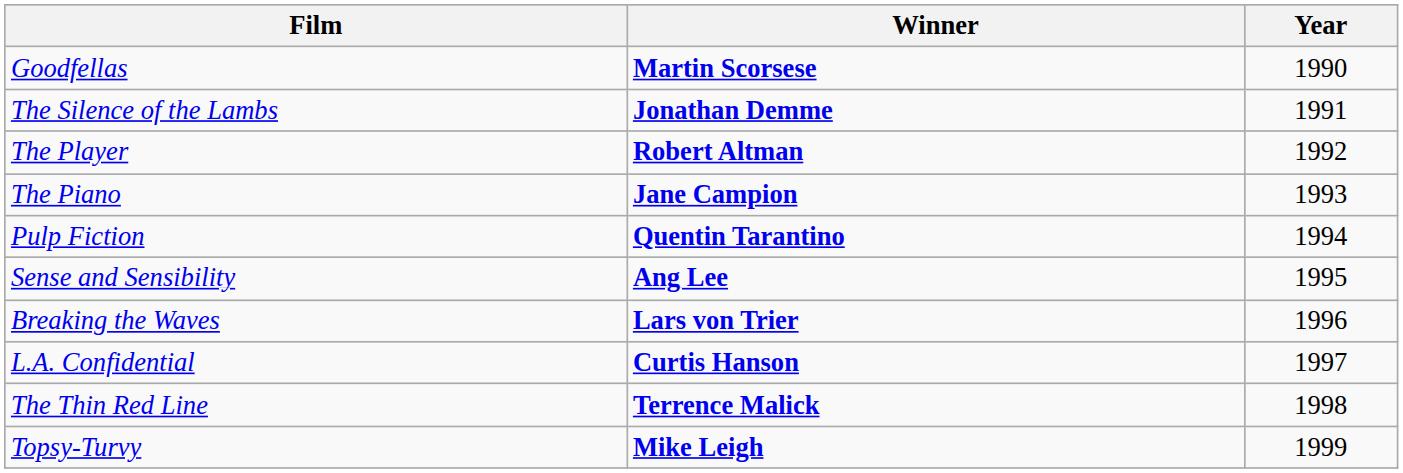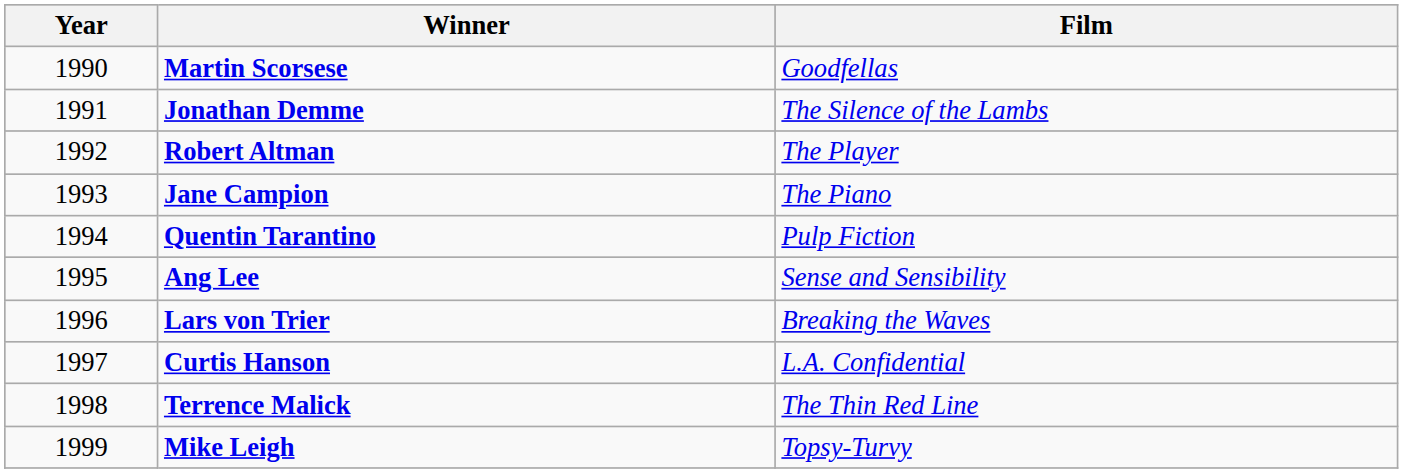columns swapped: (1321, 25) <-> (316, 25)
